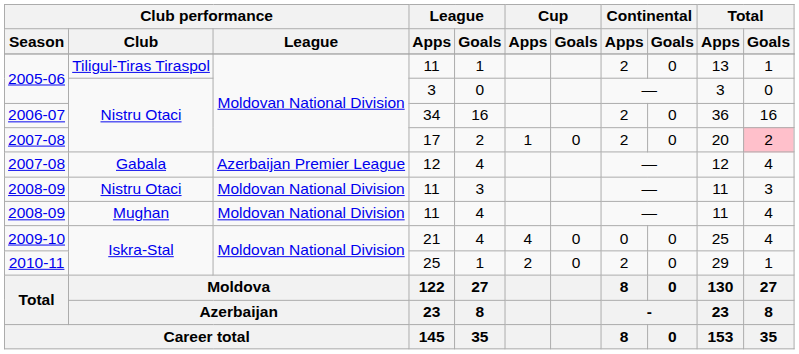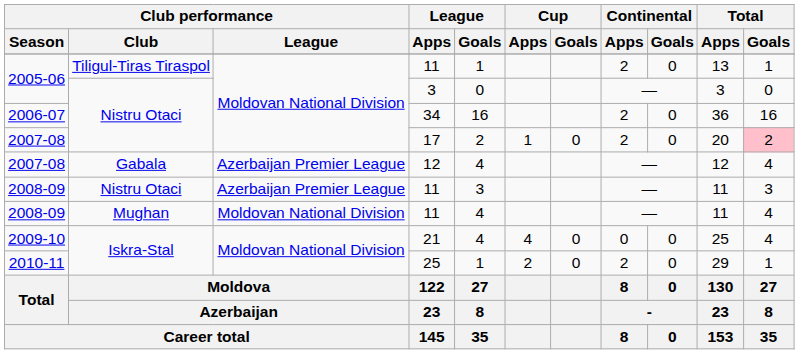(311, 189) Moldovan National Division -> (311, 189) Azerbaijan Premier League
